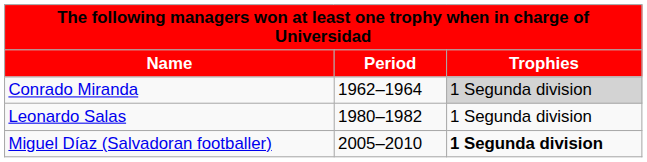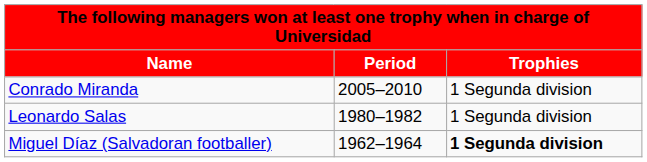(380, 90) 1962–1964 -> (380, 90) 2005–2010
(521, 90) lightgrey background -> (521, 90) no background
(380, 143) 2005–2010 -> (380, 143) 1962–1964
